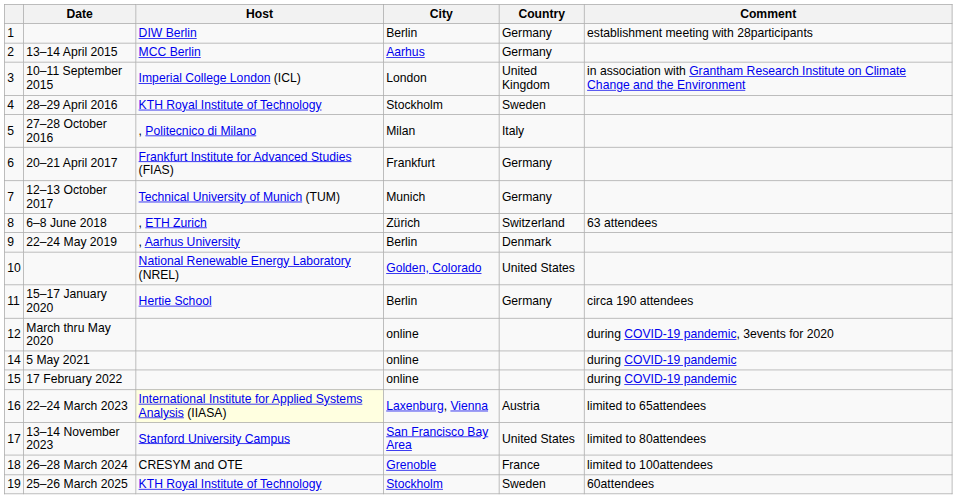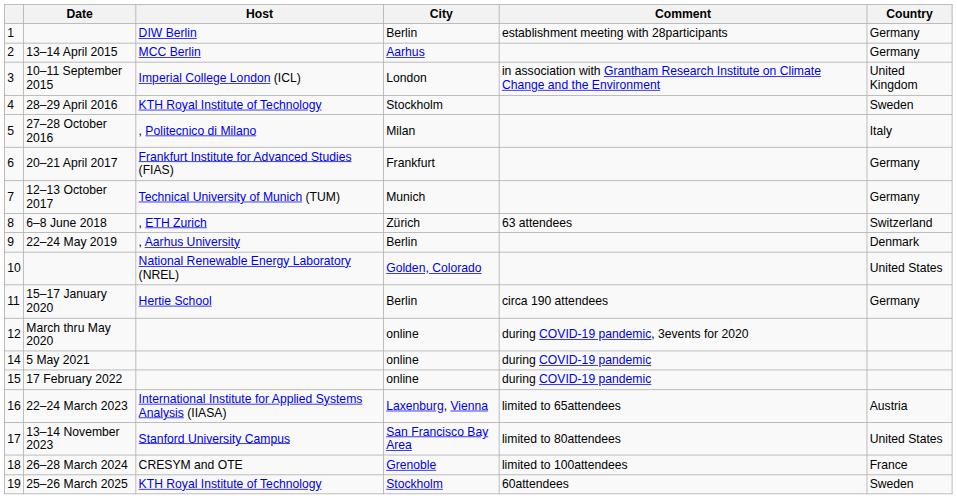columns swapped: (542, 14) <-> (768, 14)
(250, 406) lightyellow background -> (250, 406) no background
